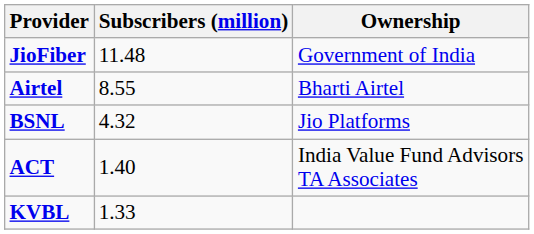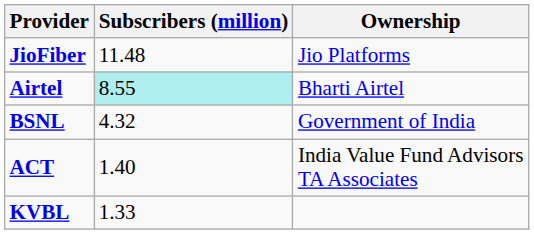(386, 54) Government of India -> (354, 54) Jio Platforms
(117, 88) no background -> (117, 88) paleturquoise background
(354, 121) Jio Platforms -> (386, 121) Government of India
